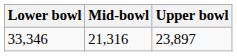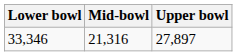(176, 39) 23,897 -> (176, 39) 27,897
